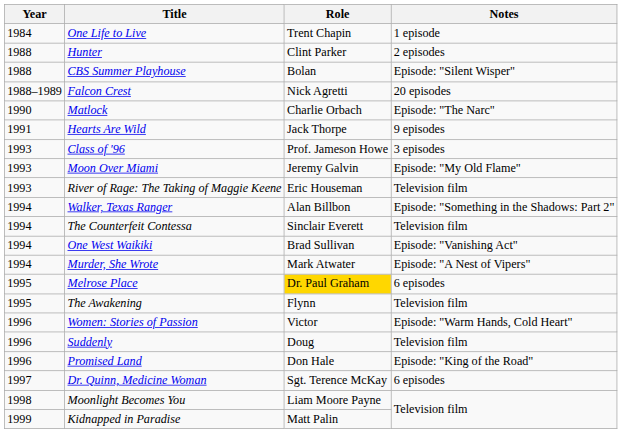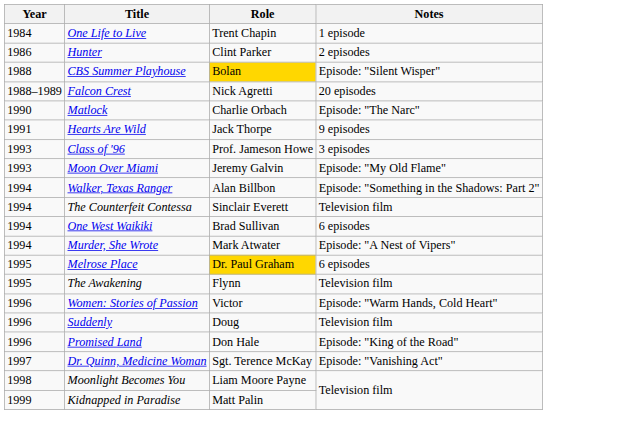(19, 52) 1988 -> (19, 52) 1986
(302, 71) no background -> (227, 71) gold background
- row: (175, 187)
(456, 245) Episode: "Vanishing Act" -> (344, 226) 6 episodes
(419, 380) 6 episodes -> (381, 361) Episode: "Vanishing Act"
